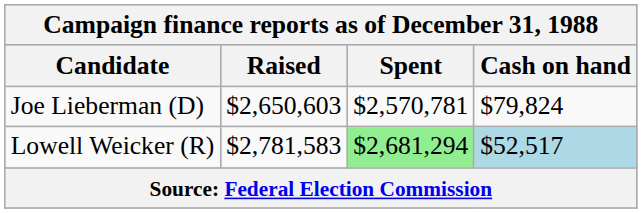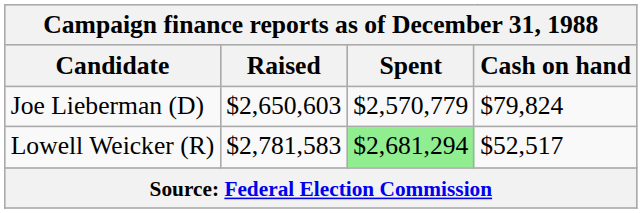(411, 106) $2,570,781 -> (411, 106) $2,570,779
(522, 146) lightblue background -> (522, 146) no background
